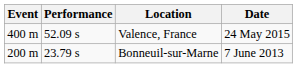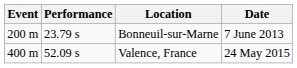rows swapped: (168, 53) <-> (157, 33)
